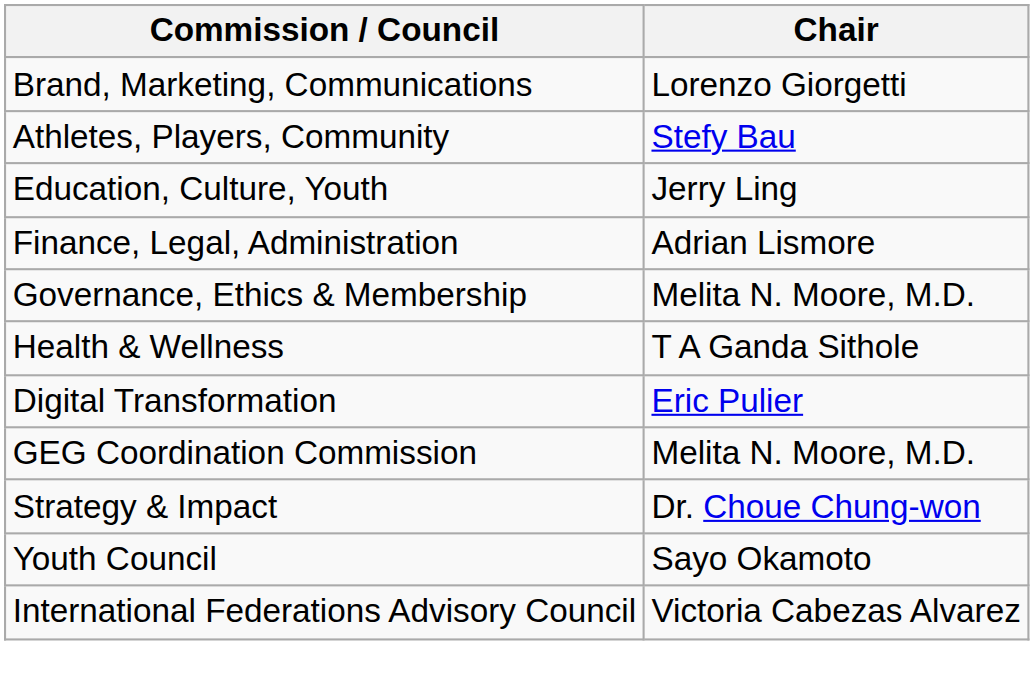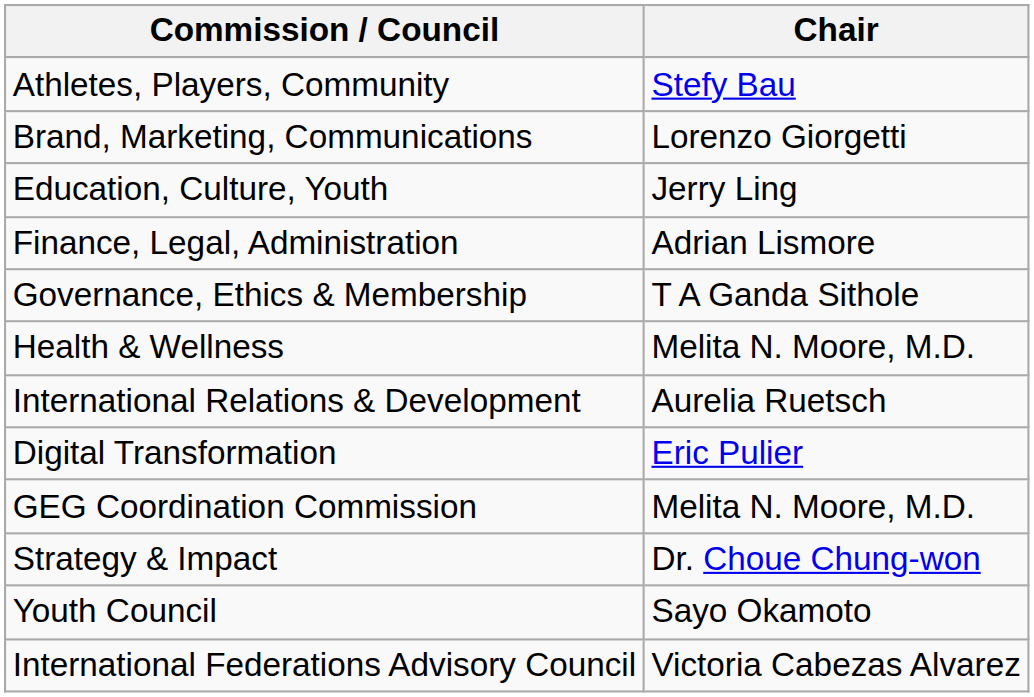rows swapped: (231, 136) <-> (273, 83)
(813, 294) Melita N. Moore, M.D. -> (785, 294) T A Ganda Sithole
(785, 347) T A Ganda Sithole -> (813, 347) Melita N. Moore, M.D.
+ row: (297, 400)
